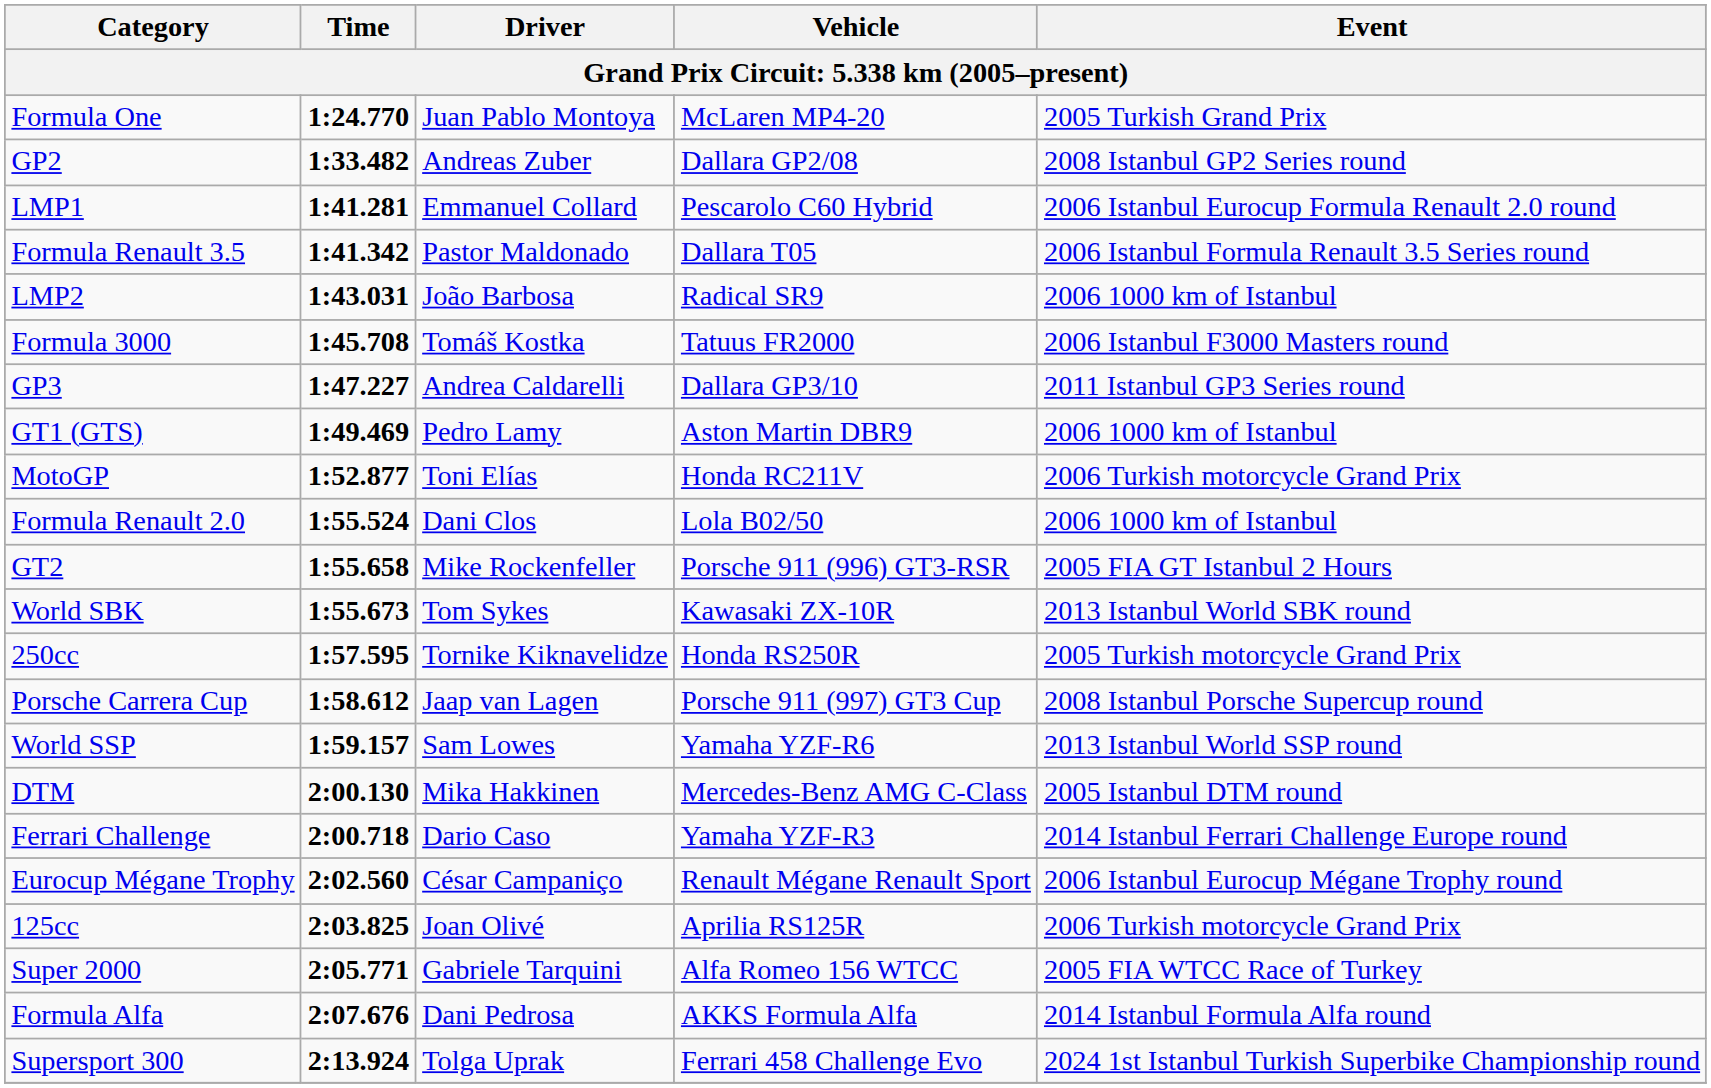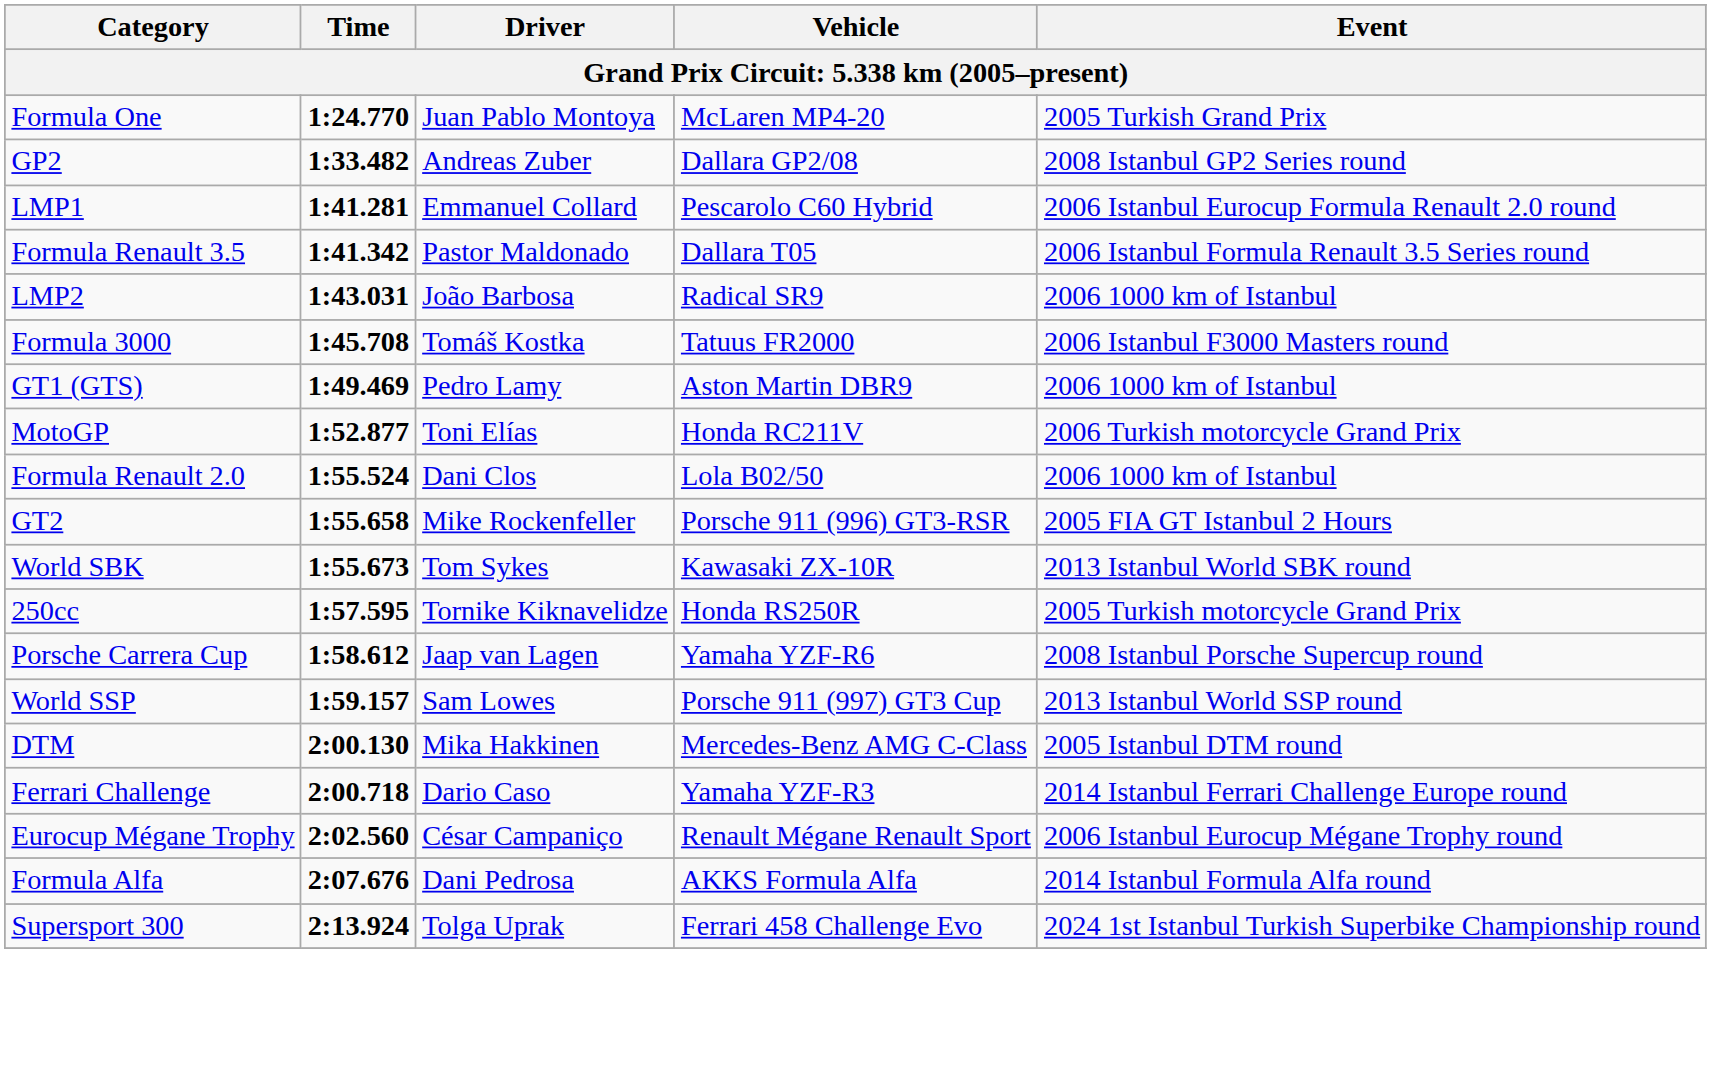- row: (37, 386)
(841, 700) Porsche 911 (997) GT3 Cup -> (778, 655) Yamaha YZF-R6
(778, 745) Yamaha YZF-R6 -> (841, 700) Porsche 911 (997) GT3 Cup
- row: (45, 925)
- row: (76, 970)
